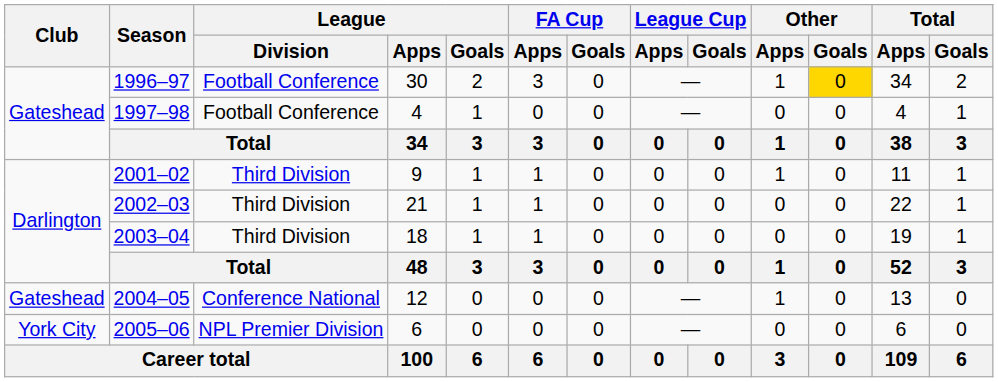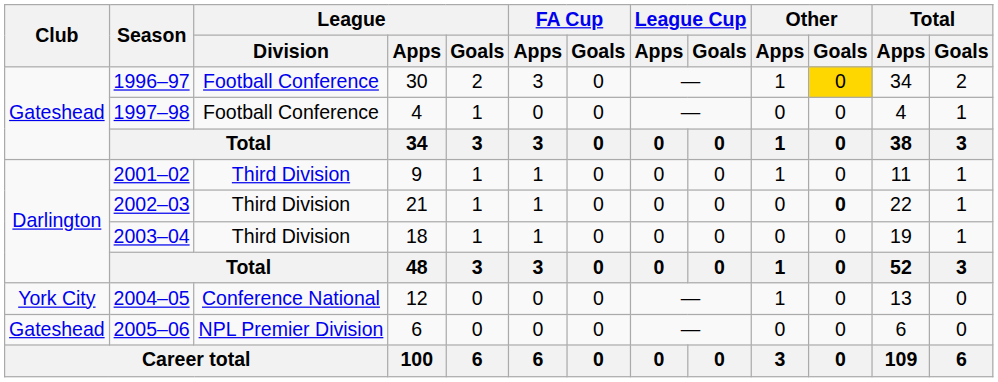(840, 205) normal -> (840, 205) bold
(57, 298) Gateshead -> (57, 298) York City
(57, 329) York City -> (57, 329) Gateshead
